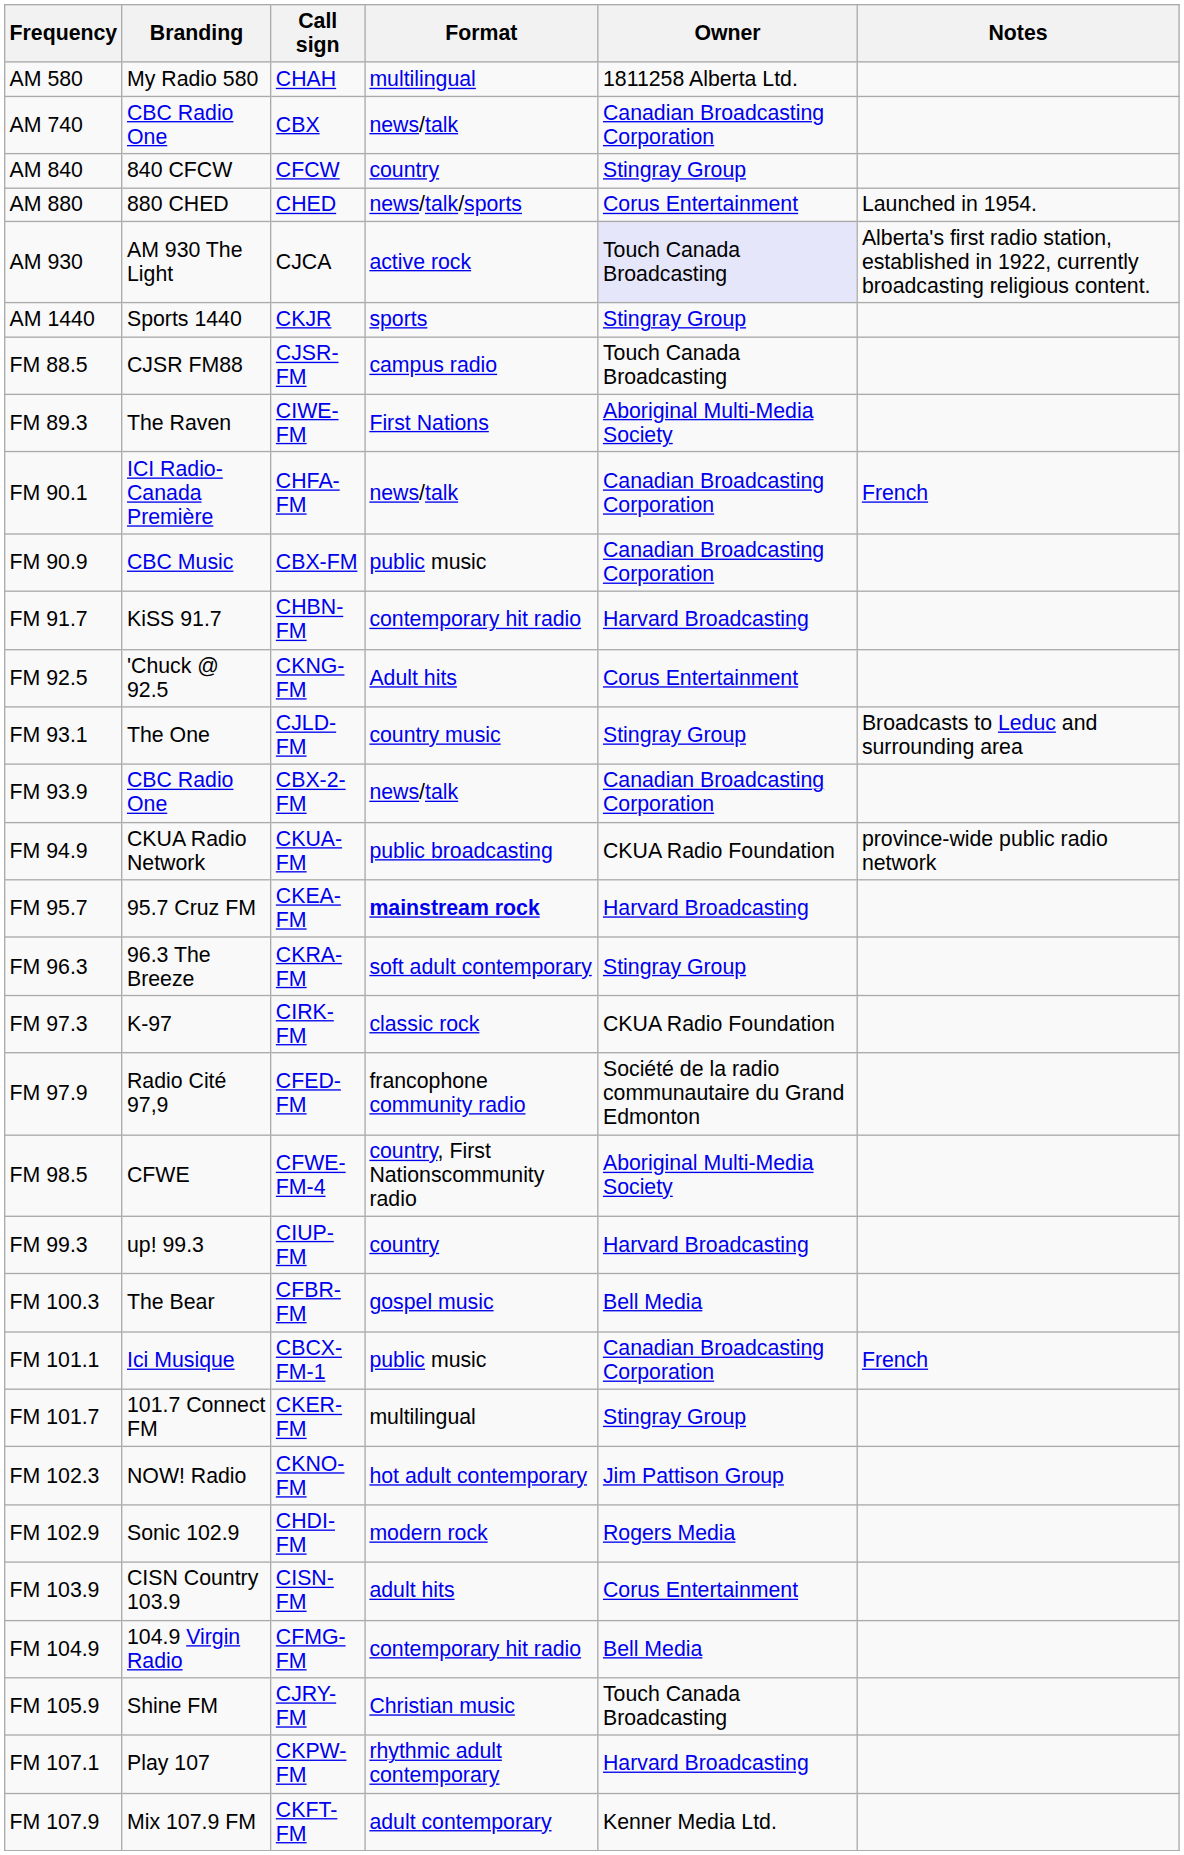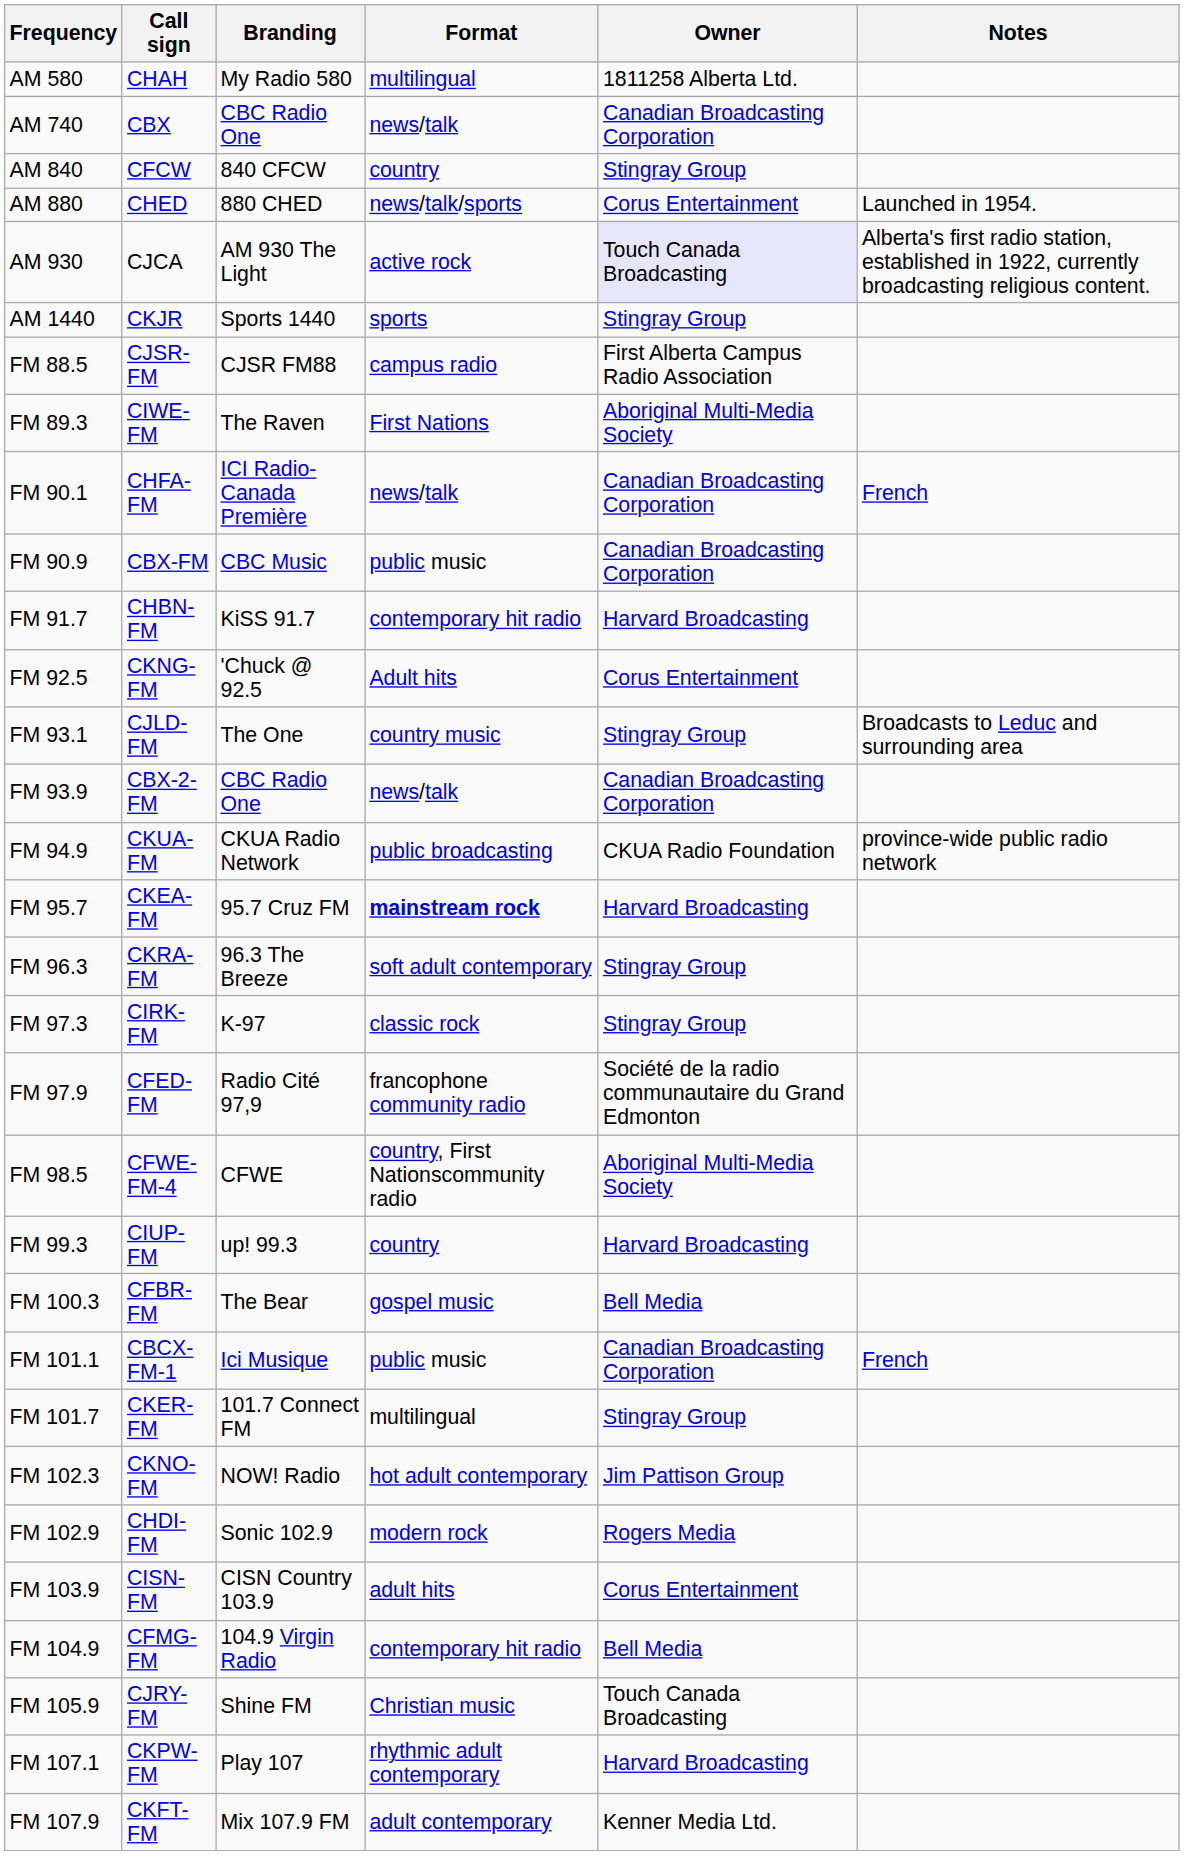columns swapped: (318, 33) <-> (197, 33)
(672, 365) Touch Canada Broadcasting -> (702, 365) First Alberta Campus Radio Association
(719, 1023) CKUA Radio Foundation -> (675, 1023) Stingray Group
